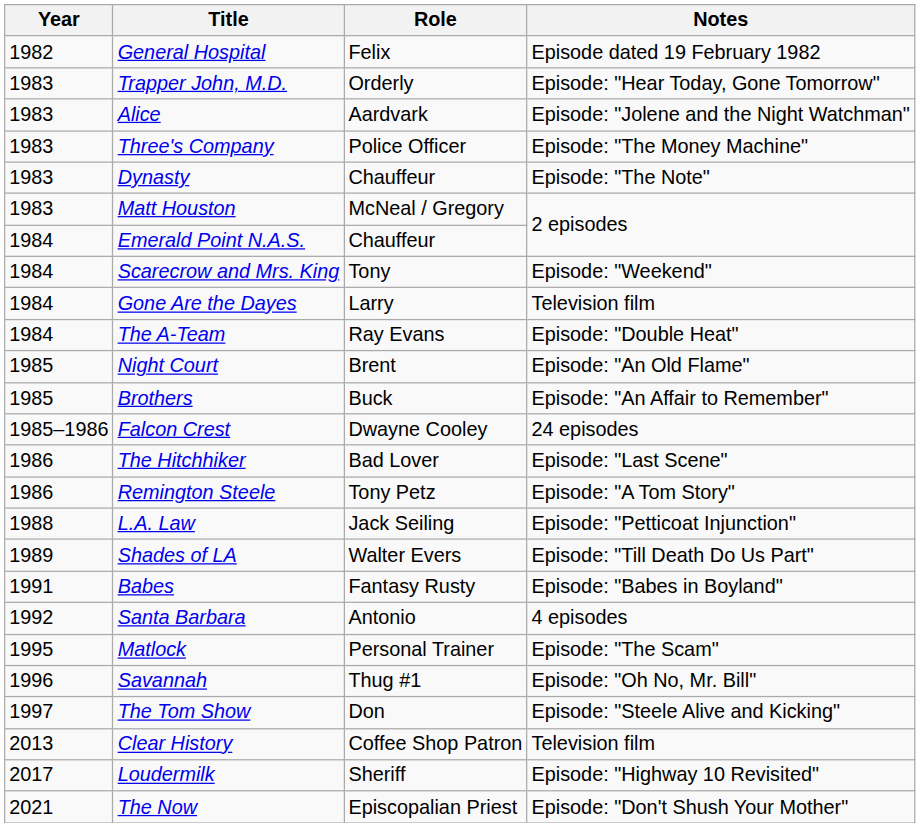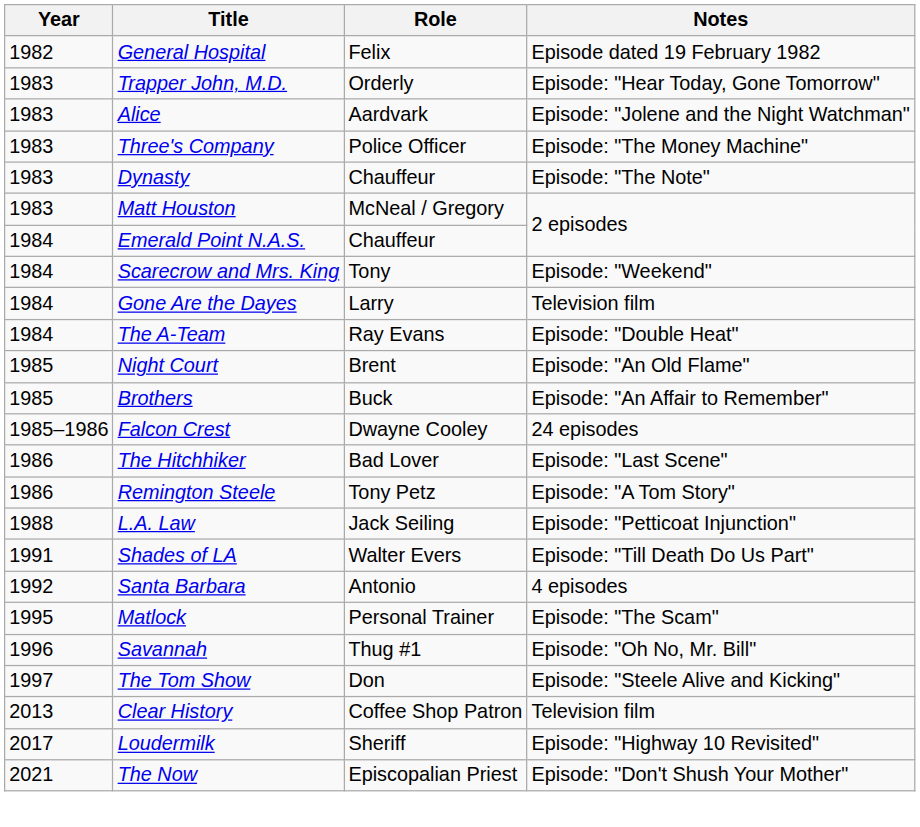(31, 555) 1989 -> (31, 555) 1991
- row: (146, 586)
